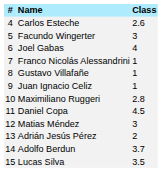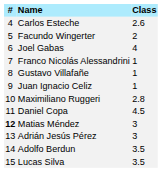(135, 36) 3 -> (135, 36) 2
(10, 124) normal -> (10, 124) bold
(135, 136) 2 -> (135, 136) 3
(139, 149) 3.7 -> (139, 149) 3.5
